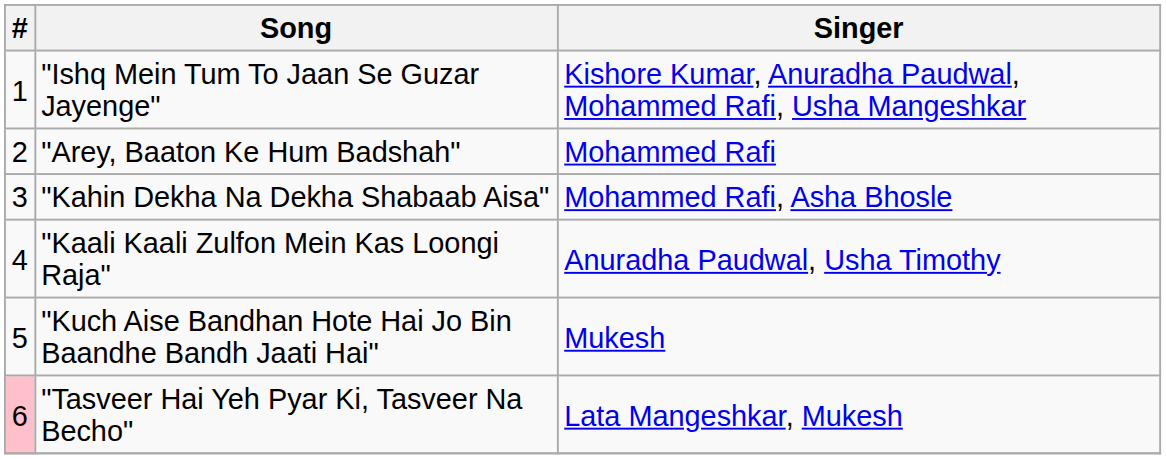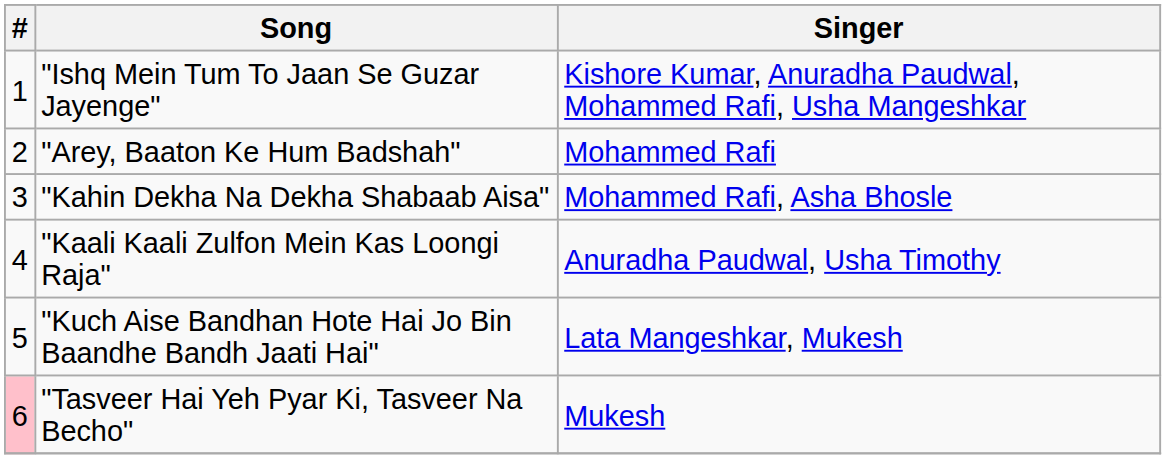(615, 337) Mukesh -> (733, 337) Lata Mangeshkar, Mukesh
(733, 415) Lata Mangeshkar, Mukesh -> (615, 415) Mukesh
